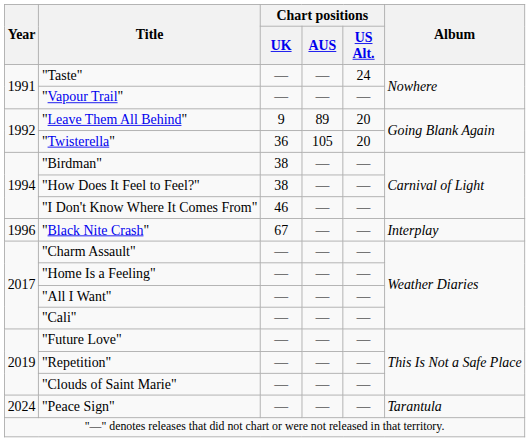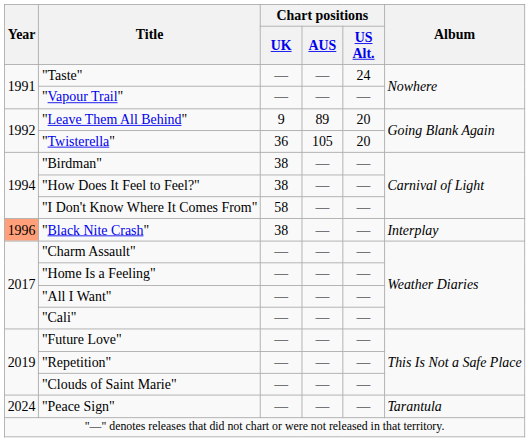(281, 207) 46 -> (281, 207) 58
(22, 229) no background -> (22, 229) lightsalmon background
(281, 229) 67 -> (281, 229) 38
